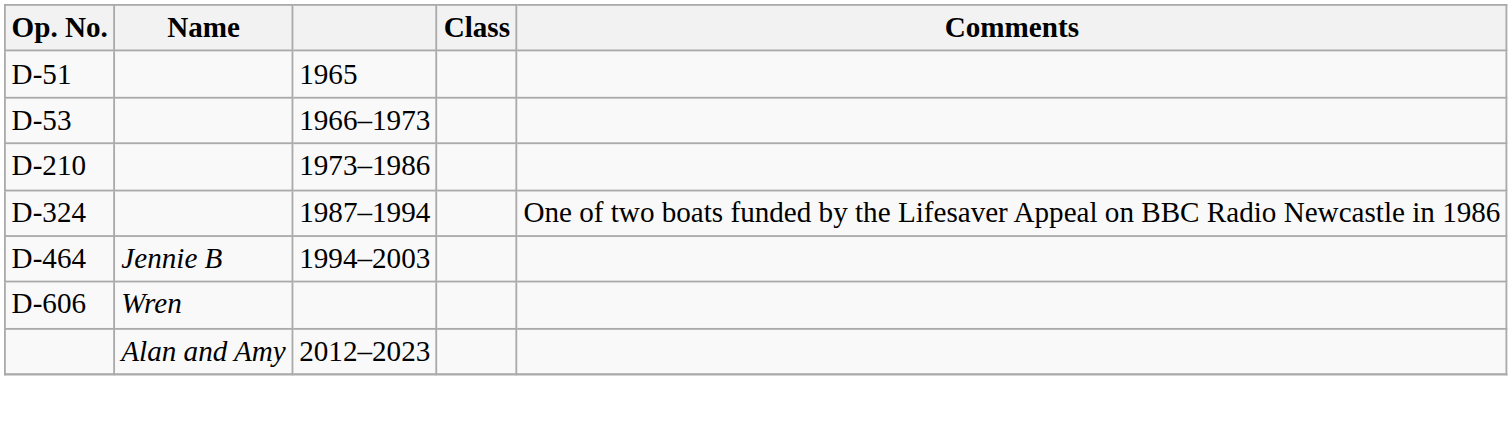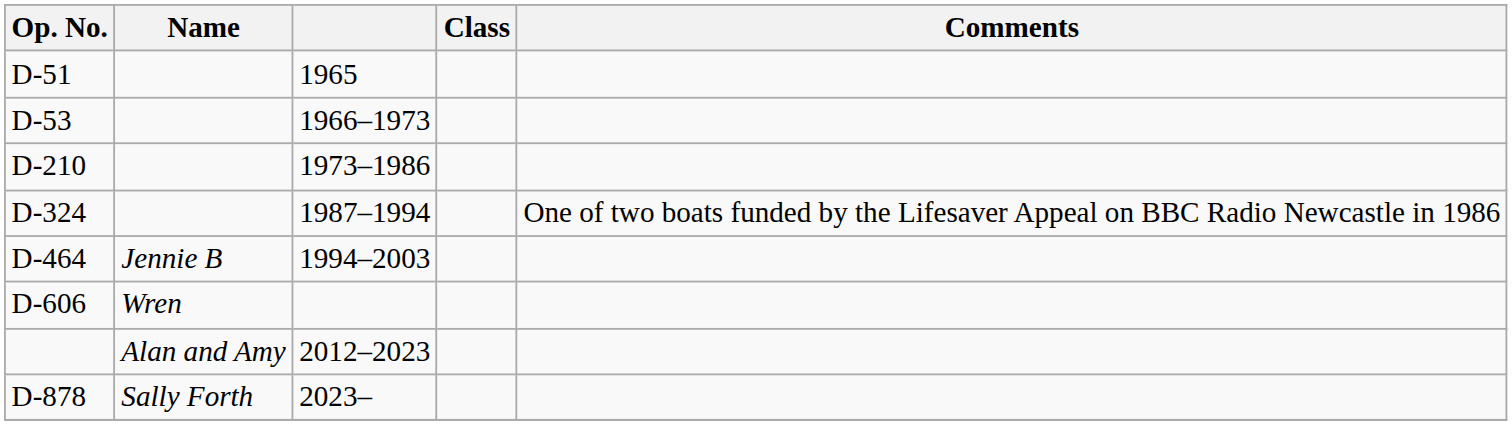+ row: (49, 397)
